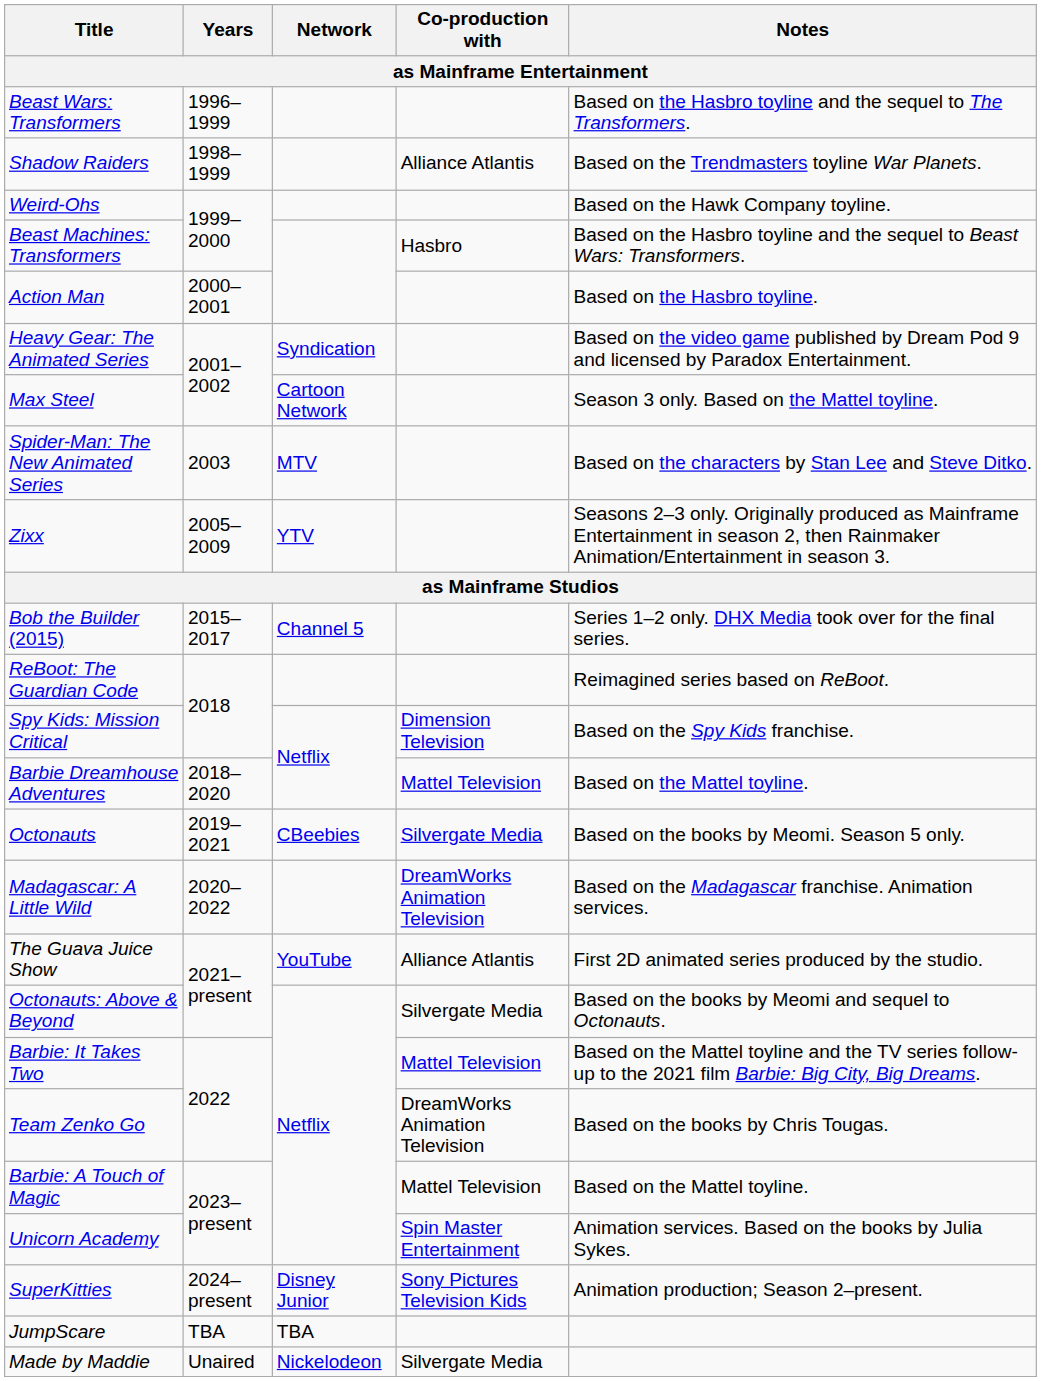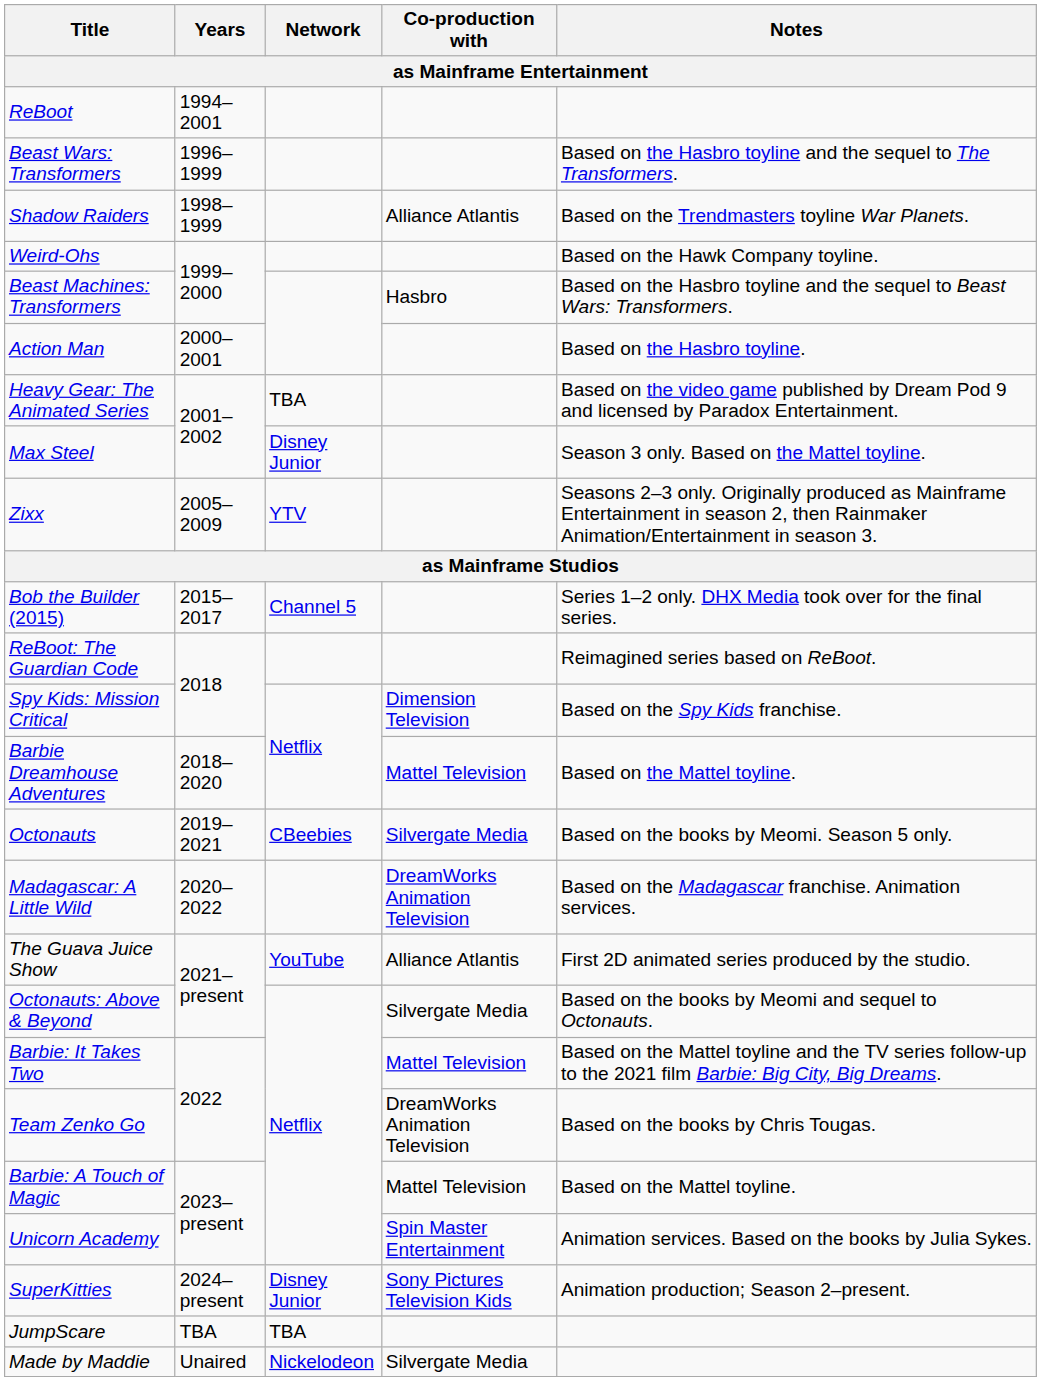+ row: (41, 112)
(326, 348) Syndication -> (288, 400) TBA
(312, 400) Cartoon Network -> (298, 452) Disney Junior
- row: (80, 462)
